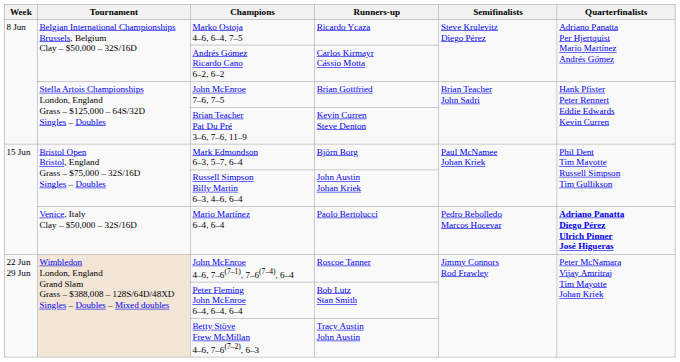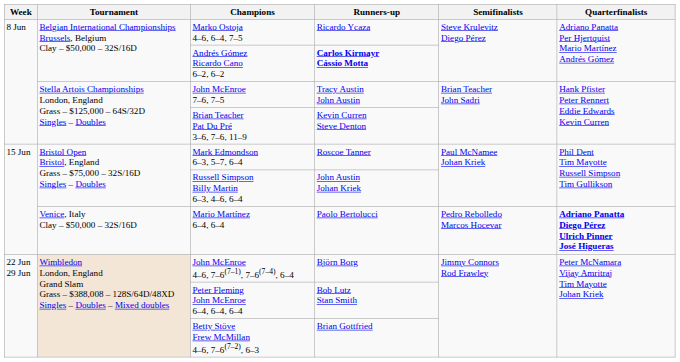(345, 58) normal -> (348, 58) bold
(345, 89) Brian Gottfried -> (340, 95) Tracy Austin John Austin
(337, 152) Björn Borg -> (344, 152) Roscoe Tanner
(344, 262) Roscoe Tanner -> (337, 262) Björn Borg
(340, 331) Tracy Austin John Austin -> (345, 326) Brian Gottfried
